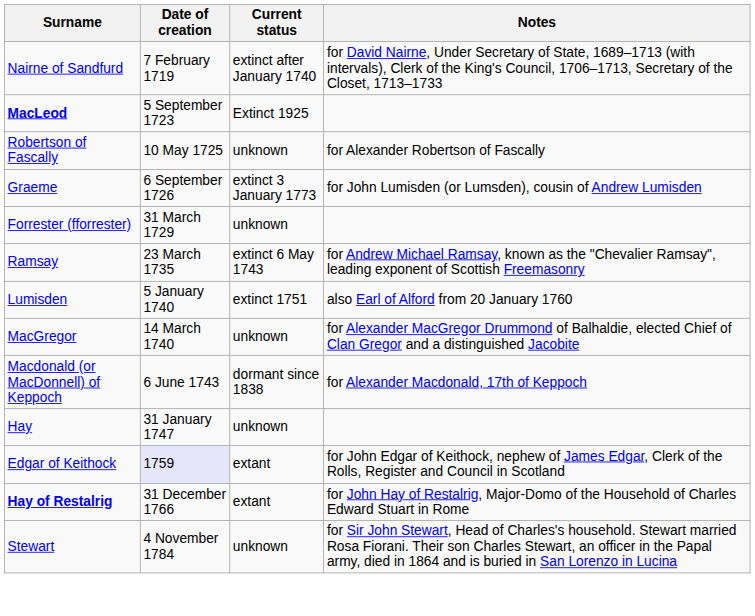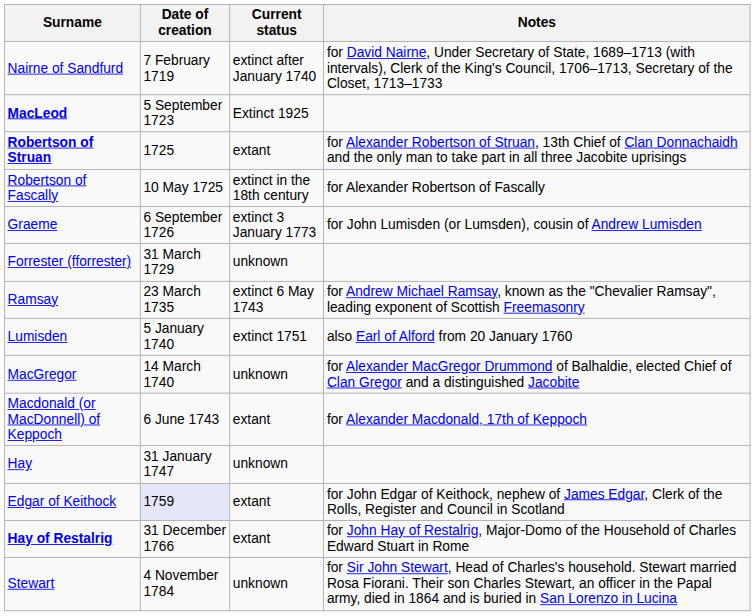+ row: (50, 150)
(260, 150) unknown -> (271, 187) extinct in the 18th century
(276, 382) dormant since 1838 -> (252, 419) extant
